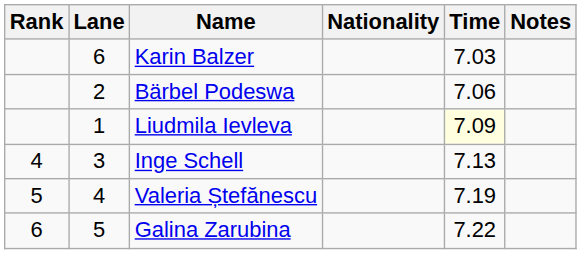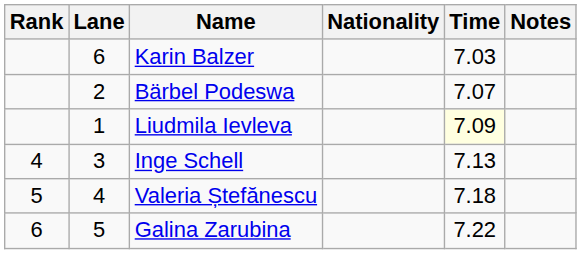(475, 91) 7.06 -> (475, 91) 7.07
(475, 195) 7.19 -> (475, 195) 7.18
